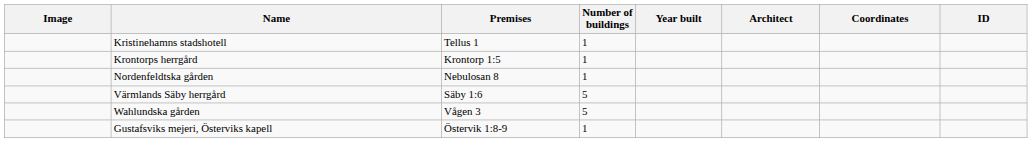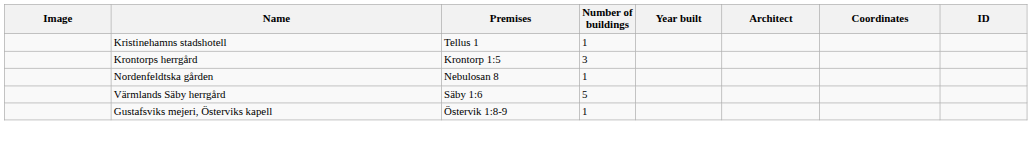(585, 59) 1 -> (585, 59) 3
- row: (157, 111)
